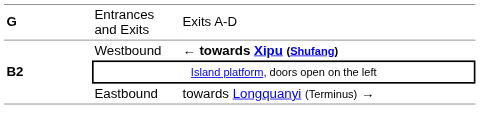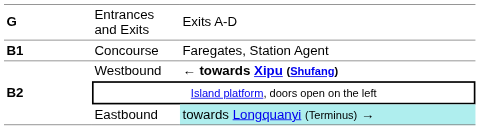+ row: (127, 50)
(278, 93) no background -> (278, 114) paleturquoise background
